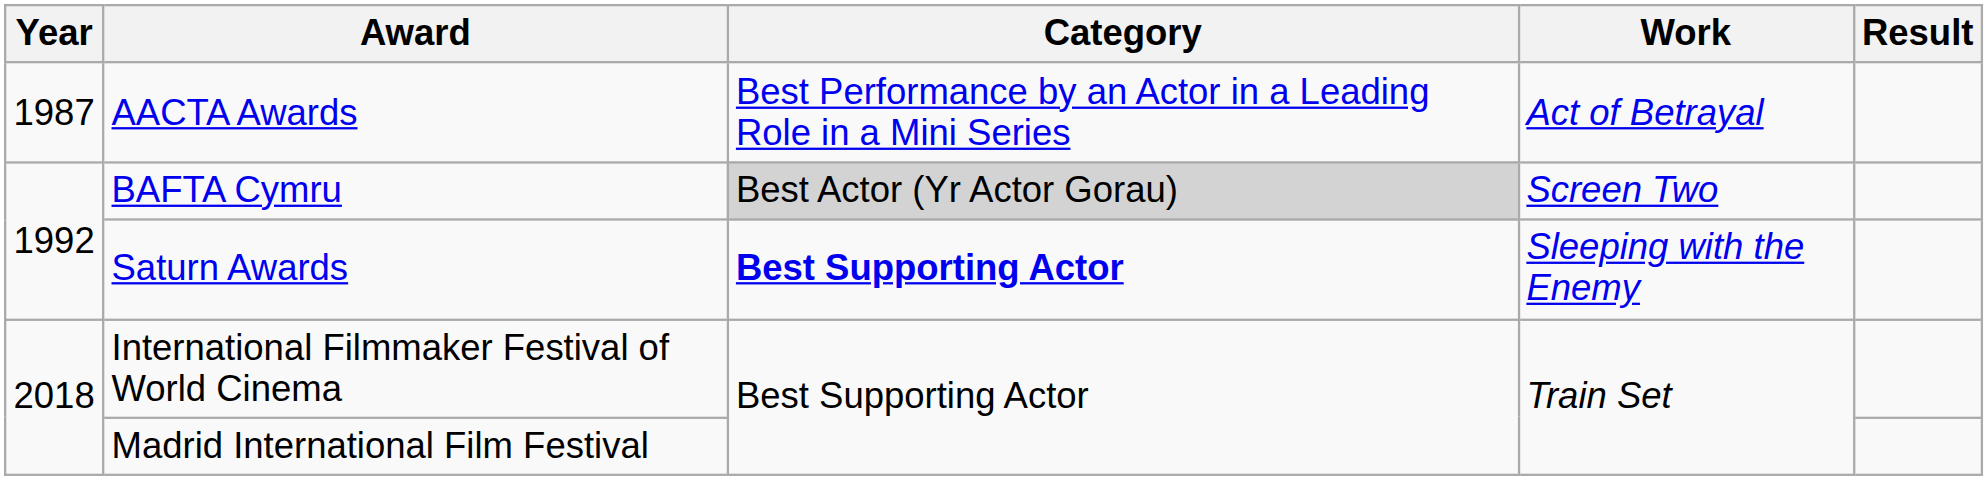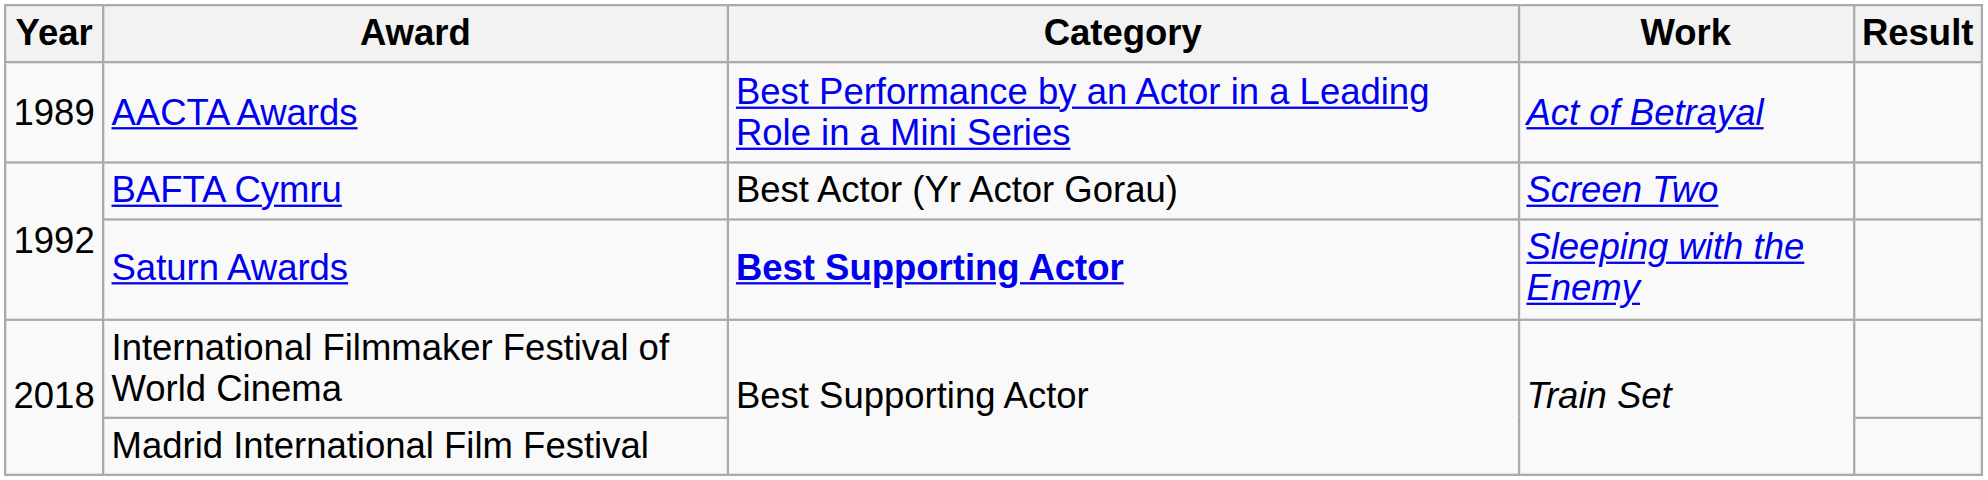(54, 111) 1987 -> (54, 111) 1989
(957, 190) lightgrey background -> (957, 190) no background
